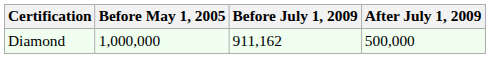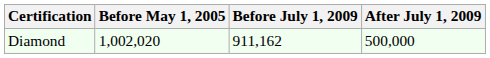(129, 41) 1,000,000 -> (129, 41) 1,002,020
